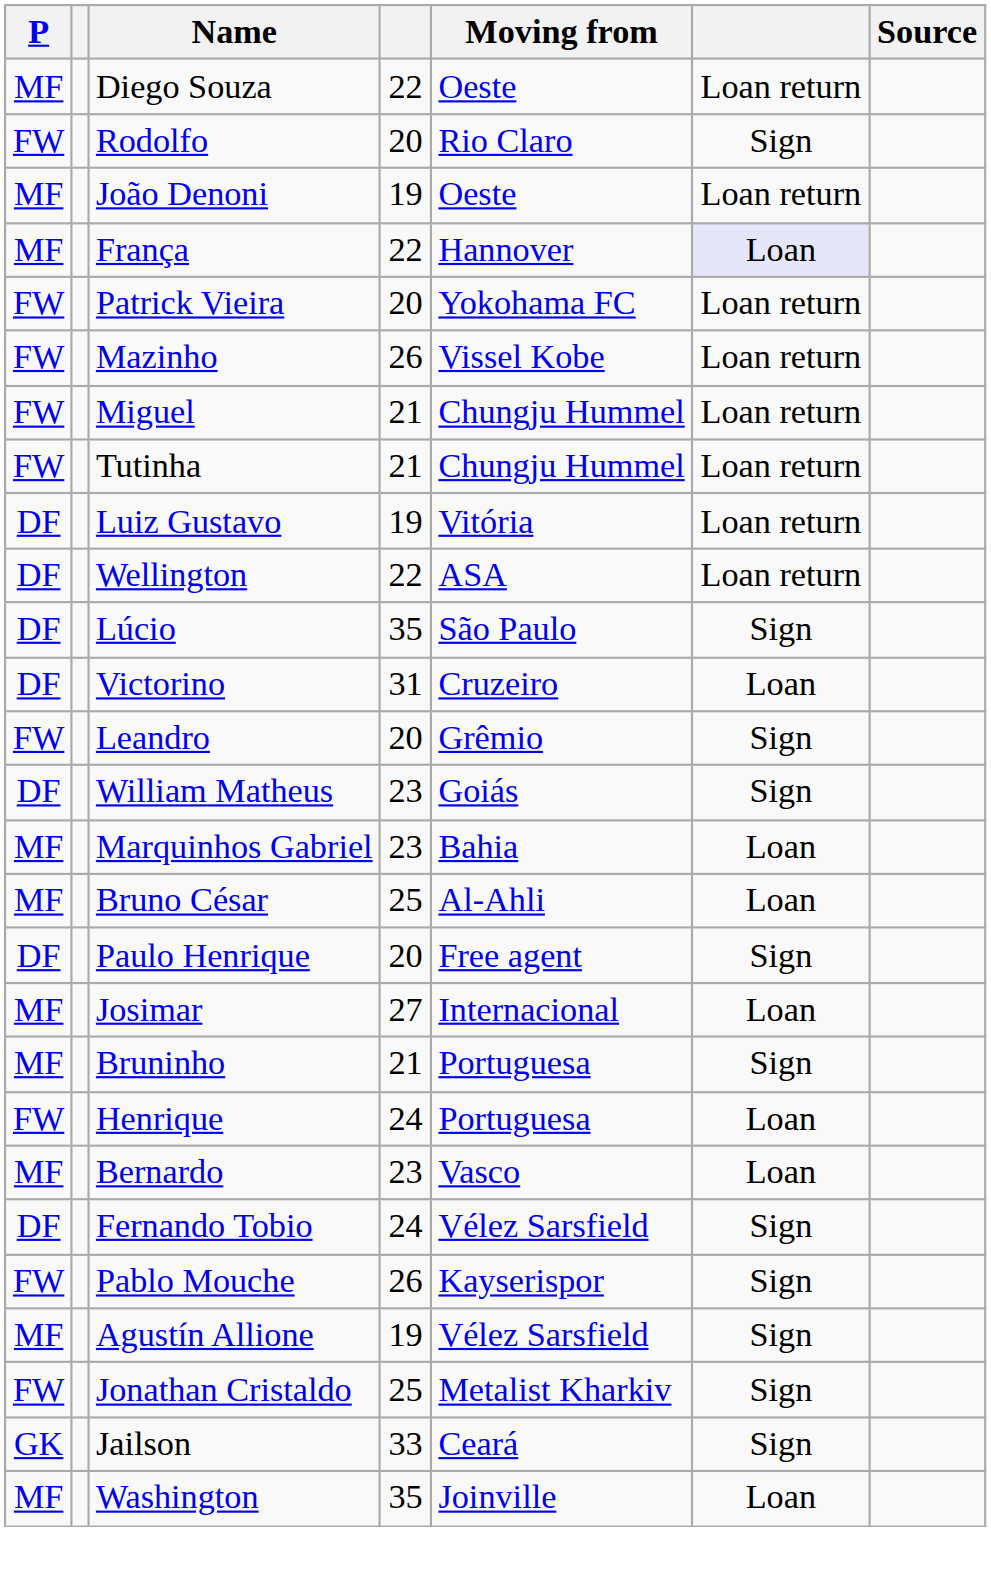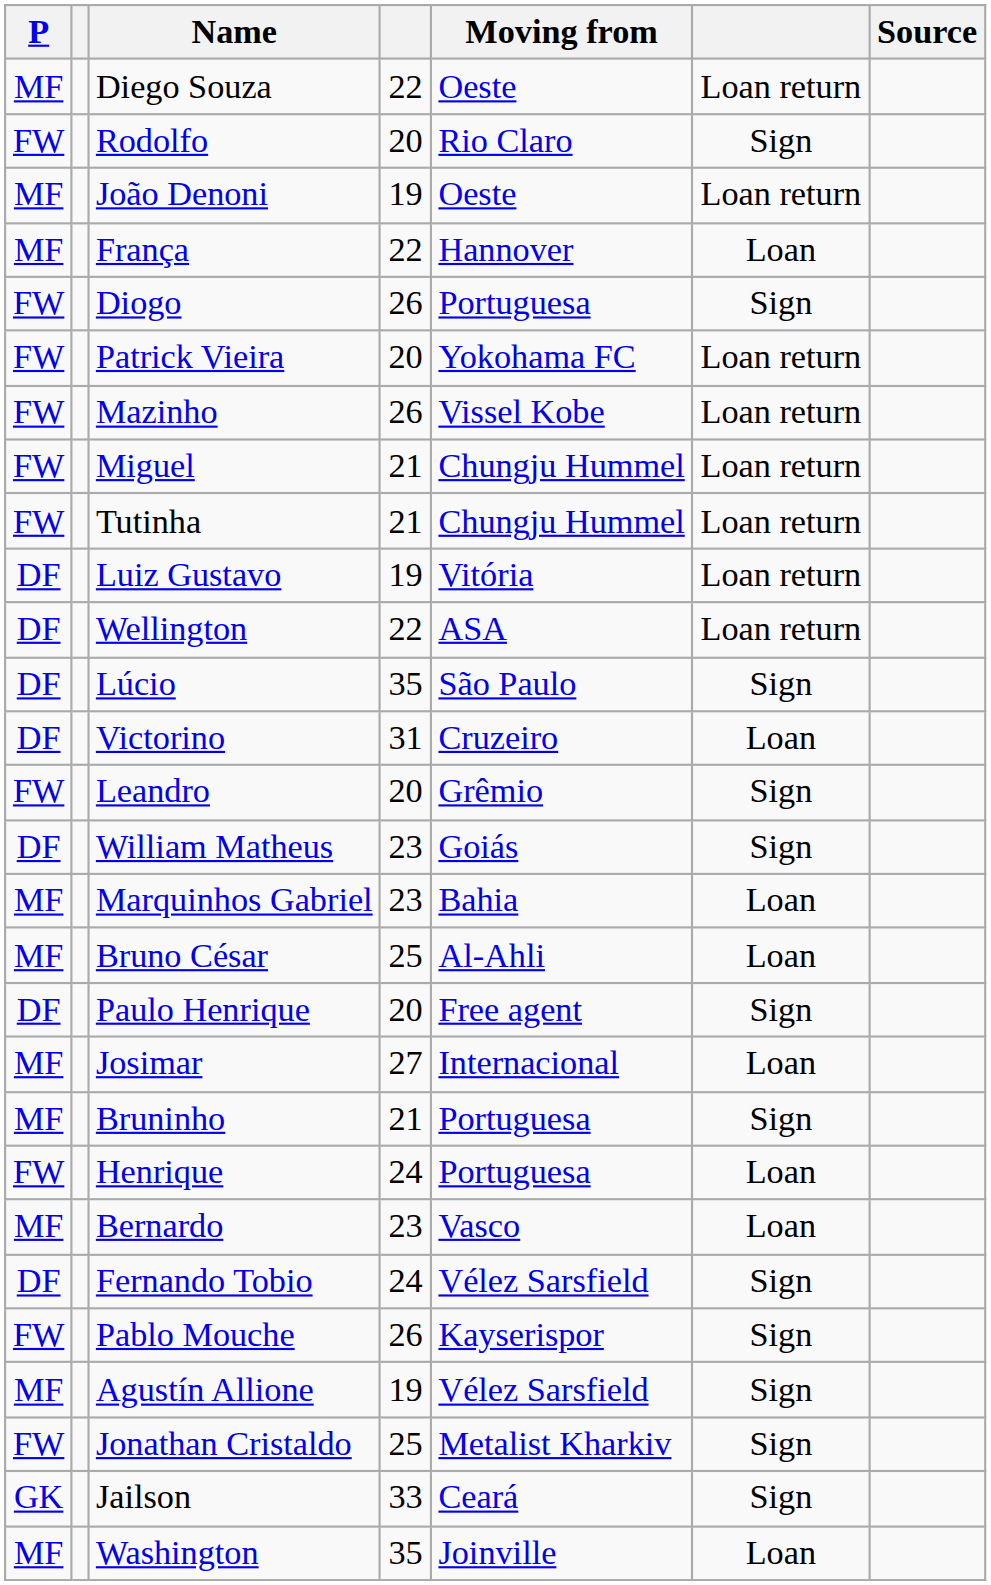(781, 248) lavender background -> (781, 248) no background
+ row: (139, 303)
